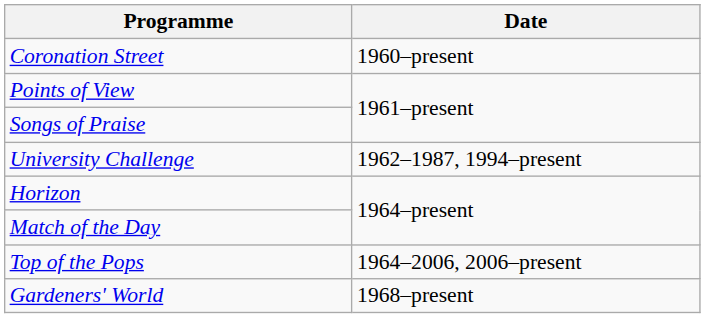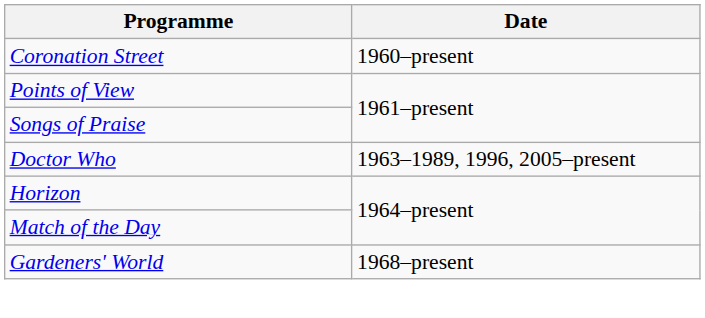- row: (102, 158)
+ row: (63, 158)
- row: (77, 261)
